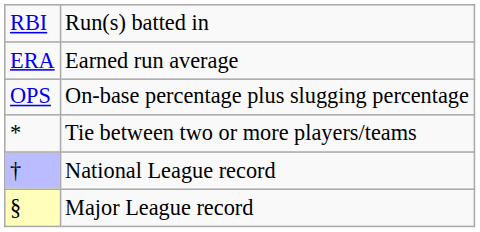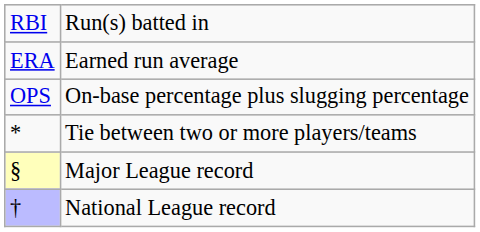rows swapped: (170, 170) <-> (159, 207)
